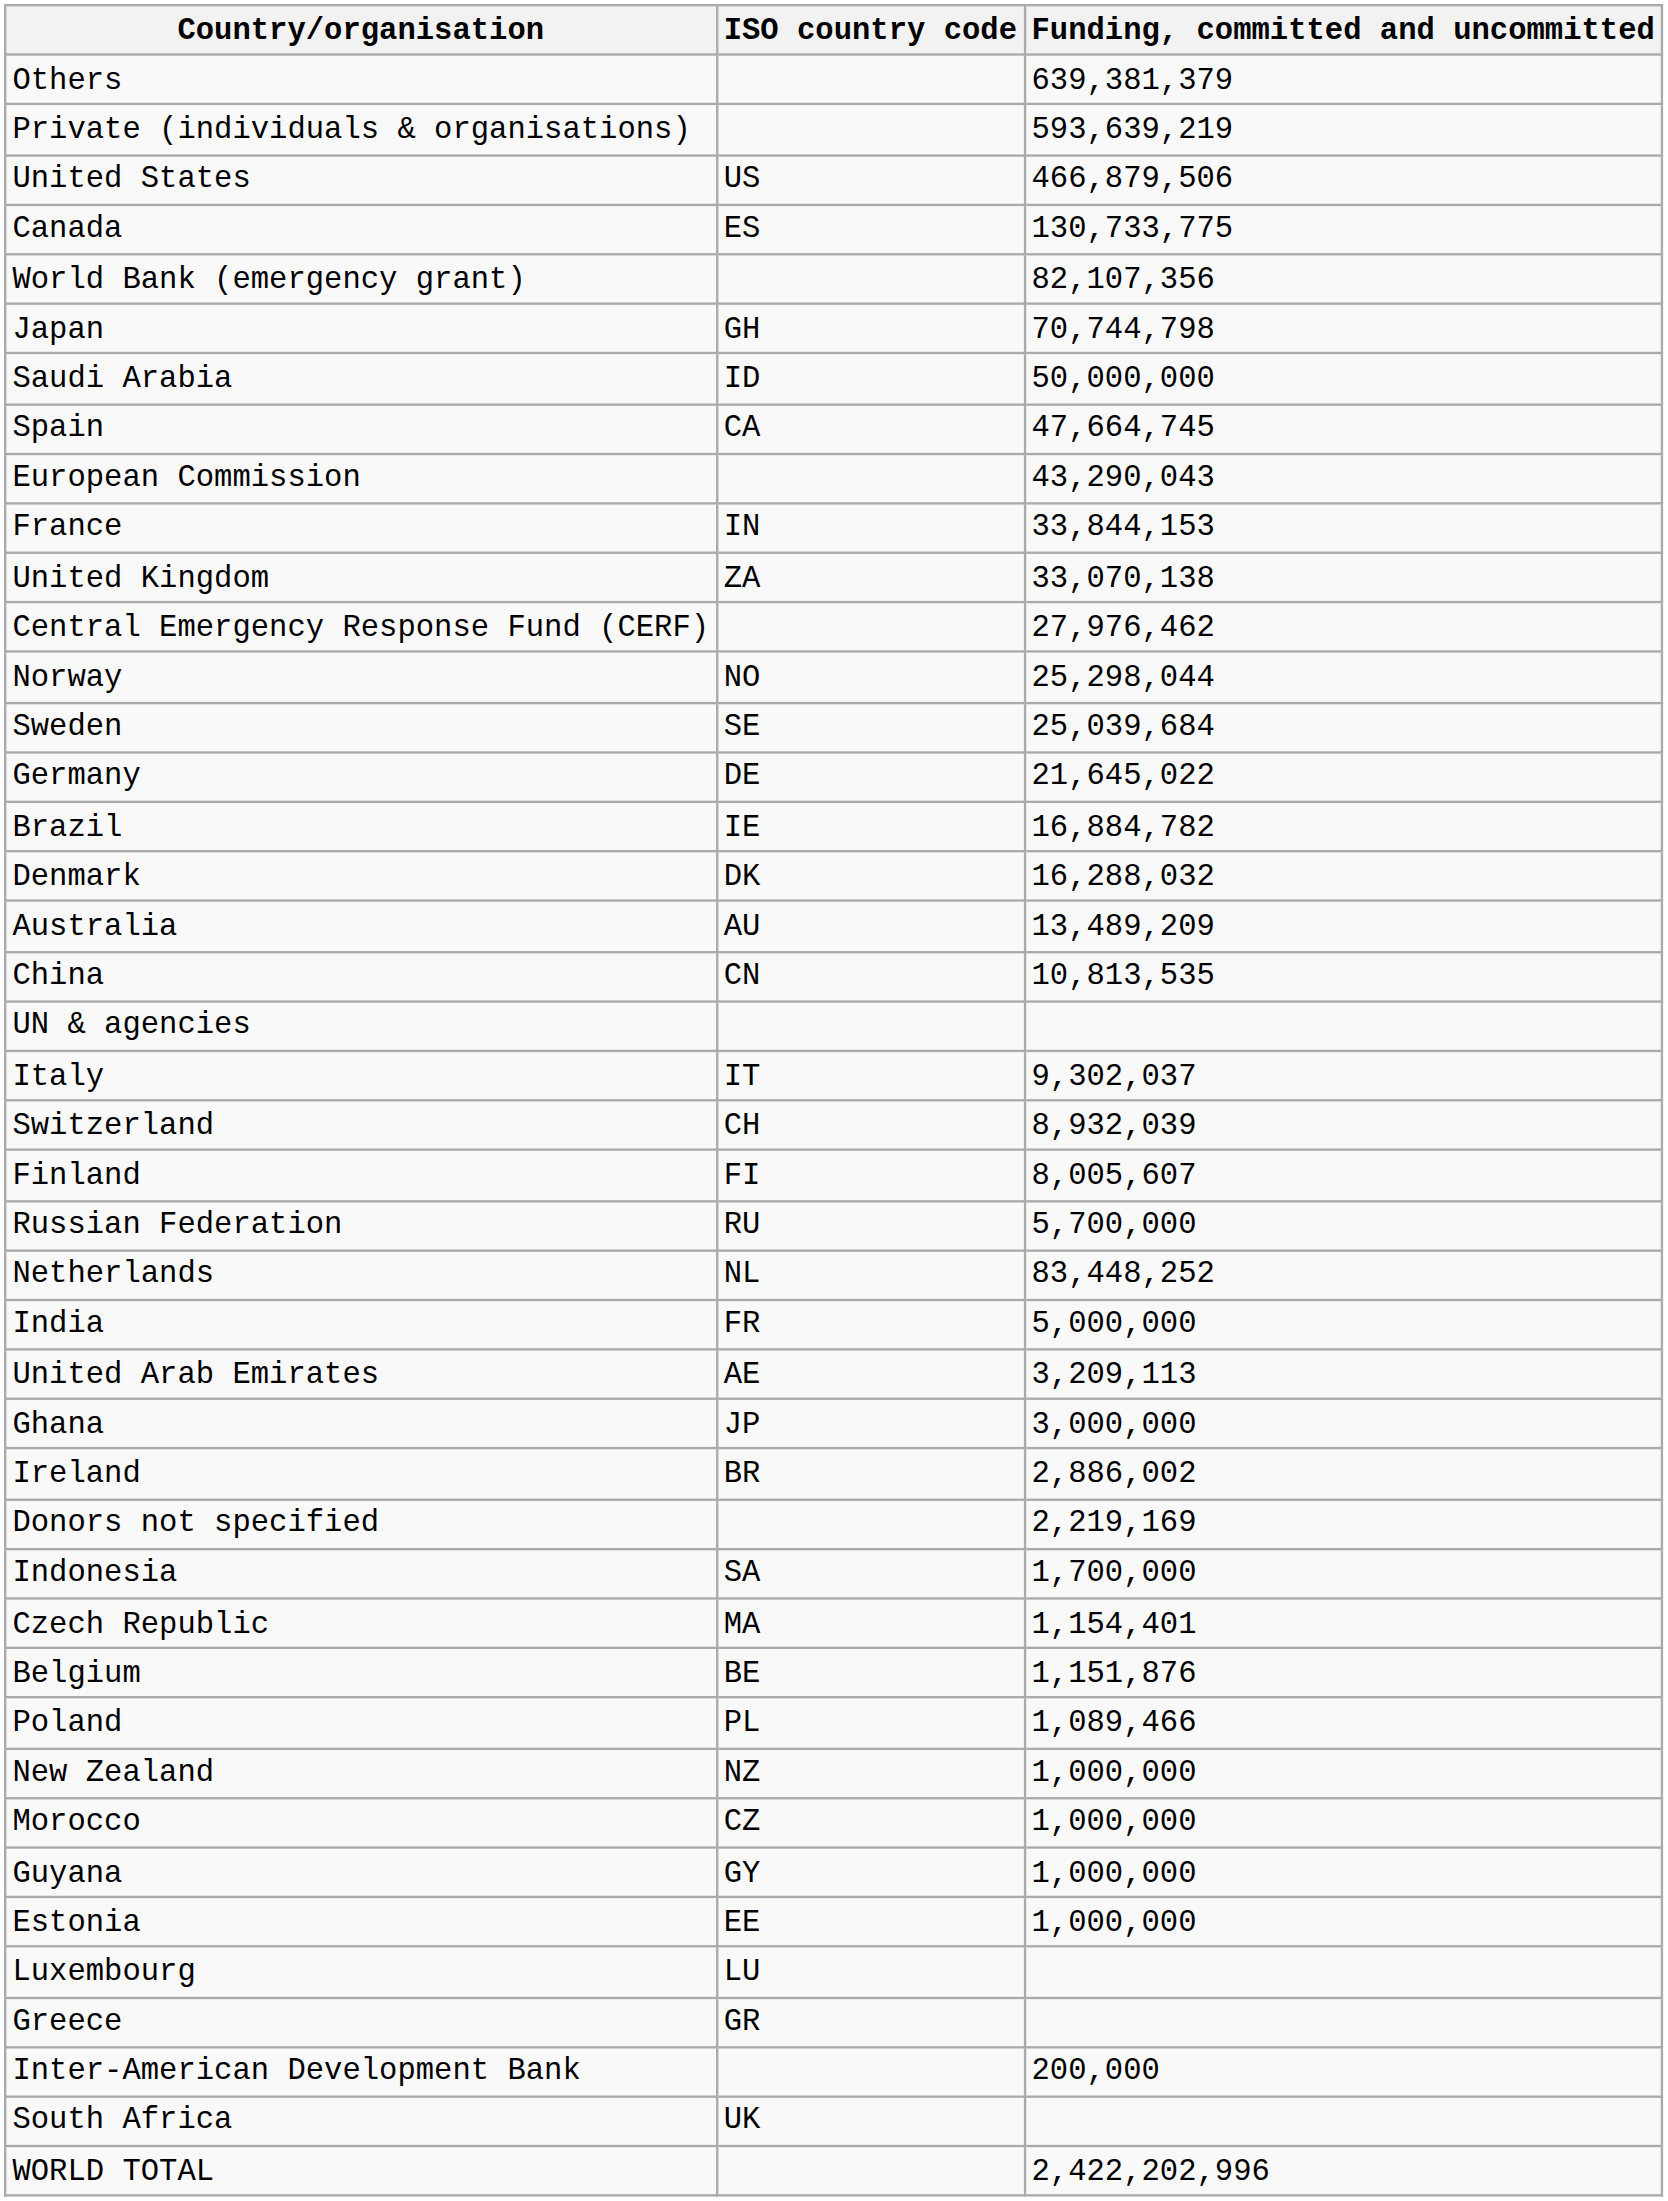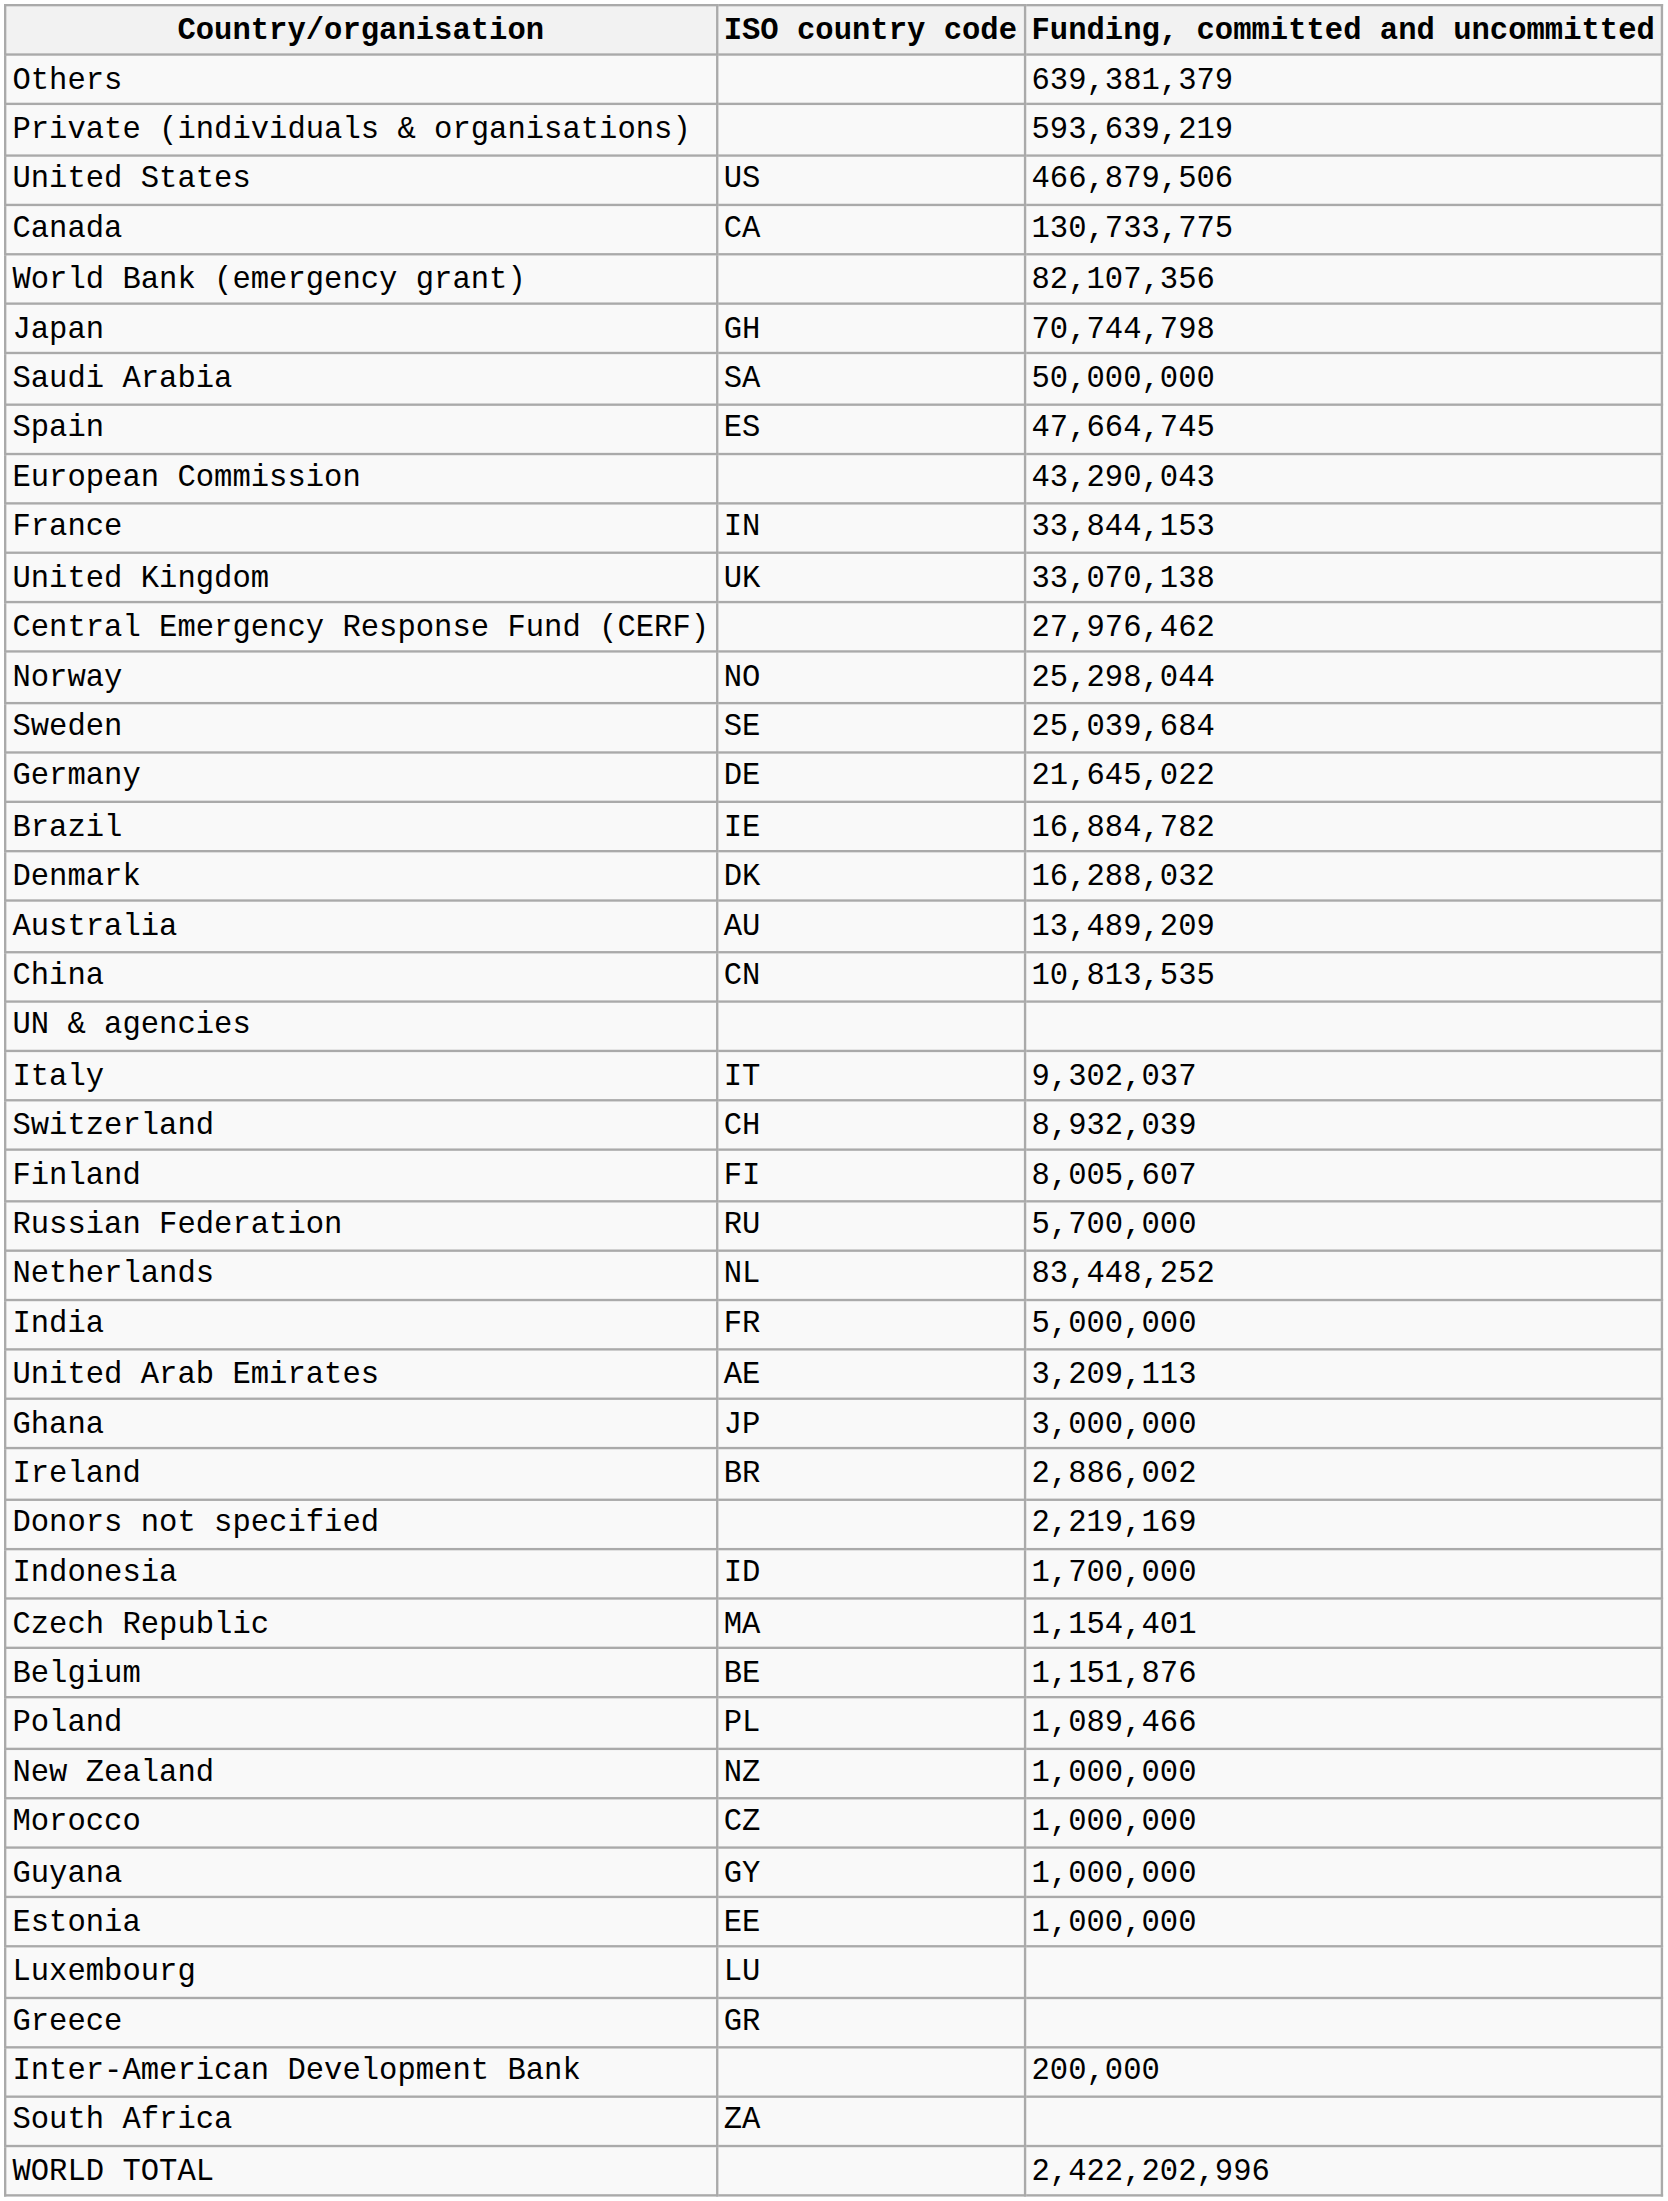(742, 229) ES -> (742, 229) CA
(742, 379) ID -> (742, 379) SA
(742, 428) CA -> (742, 428) ES
(742, 578) ZA -> (742, 578) UK
(742, 1574) SA -> (742, 1574) ID
(742, 2121) UK -> (742, 2121) ZA
